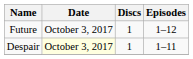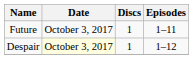(166, 29) 1–12 -> (166, 29) 1–11
(166, 46) 1–11 -> (166, 46) 1–12
